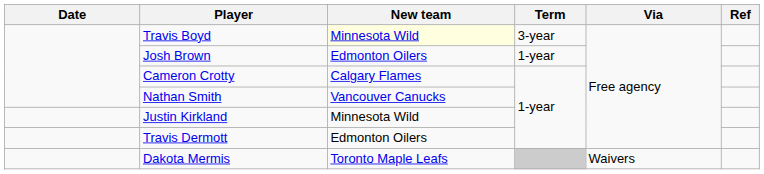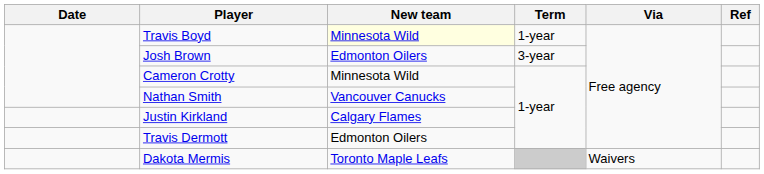(536, 35) 3-year -> (536, 35) 1-year
(536, 55) 1-year -> (536, 55) 3-year
(376, 76) Calgary Flames -> (375, 76) Minnesota Wild
(375, 117) Minnesota Wild -> (376, 117) Calgary Flames
